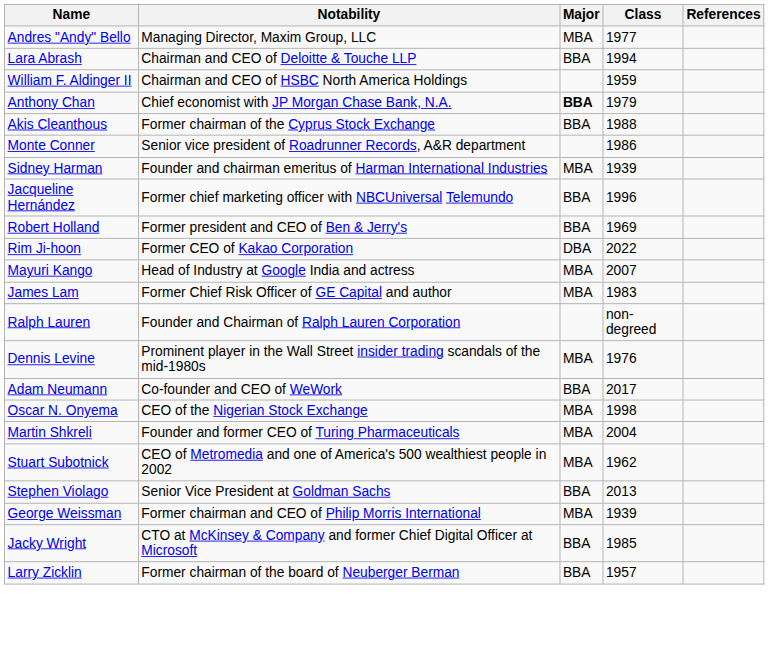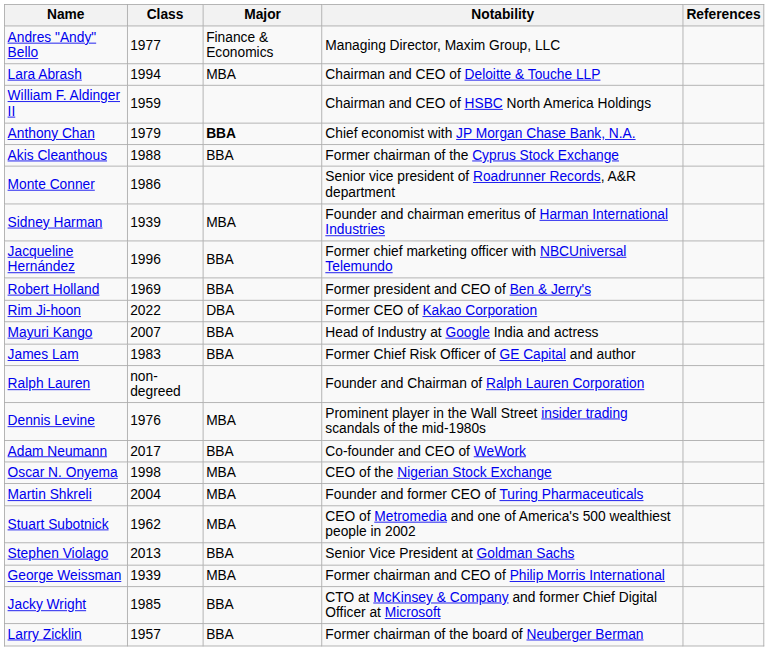columns swapped: (643, 15) <-> (349, 15)
(578, 37) MBA -> (240, 44) Finance & Economics
(577, 59) BBA -> (221, 74) MBA
(578, 270) MBA -> (220, 332) BBA
(578, 292) MBA -> (220, 354) BBA
